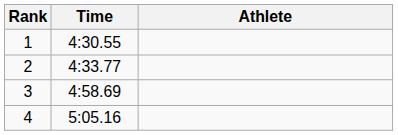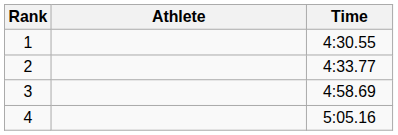columns swapped: (265, 17) <-> (95, 17)
